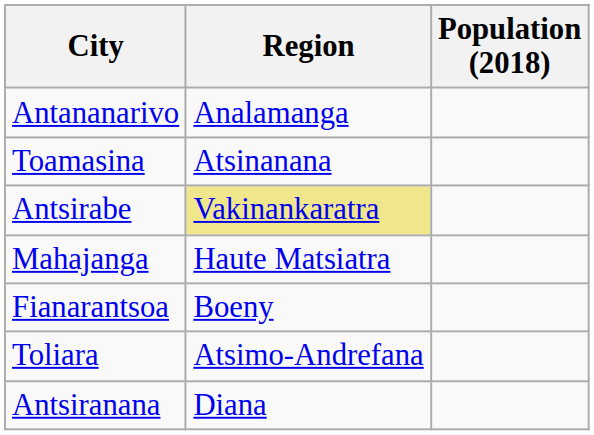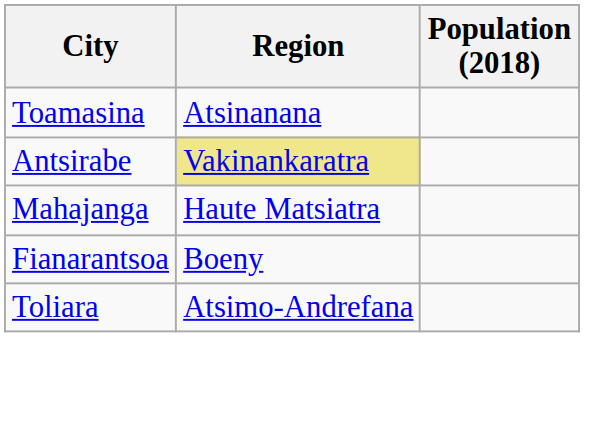- row: (96, 112)
- row: (86, 404)
